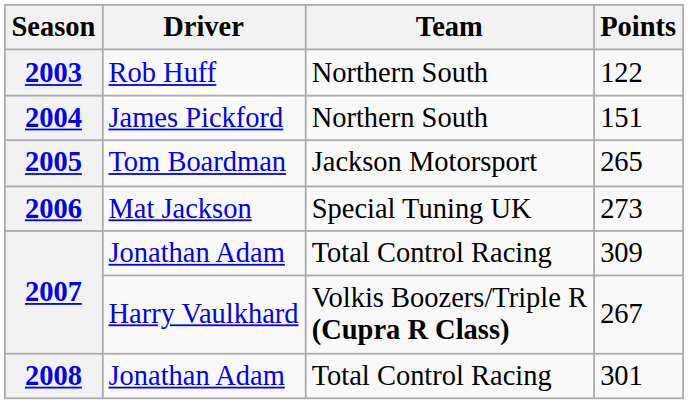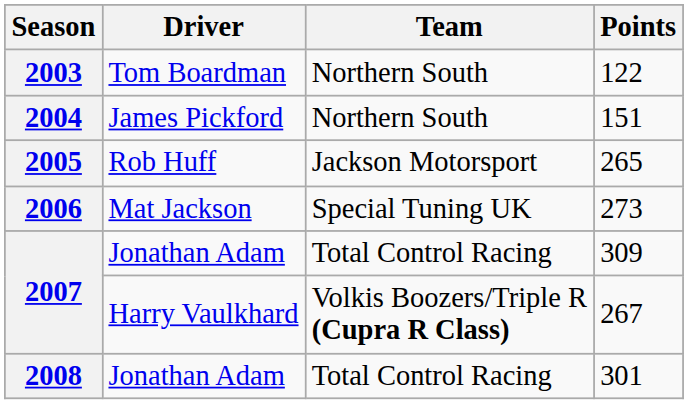(162, 72) Rob Huff -> (197, 72) Tom Boardman
(197, 162) Tom Boardman -> (162, 162) Rob Huff
